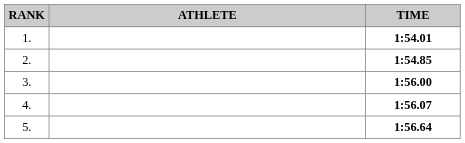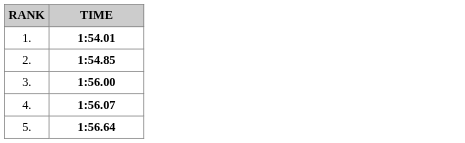- column: (207, 15)
